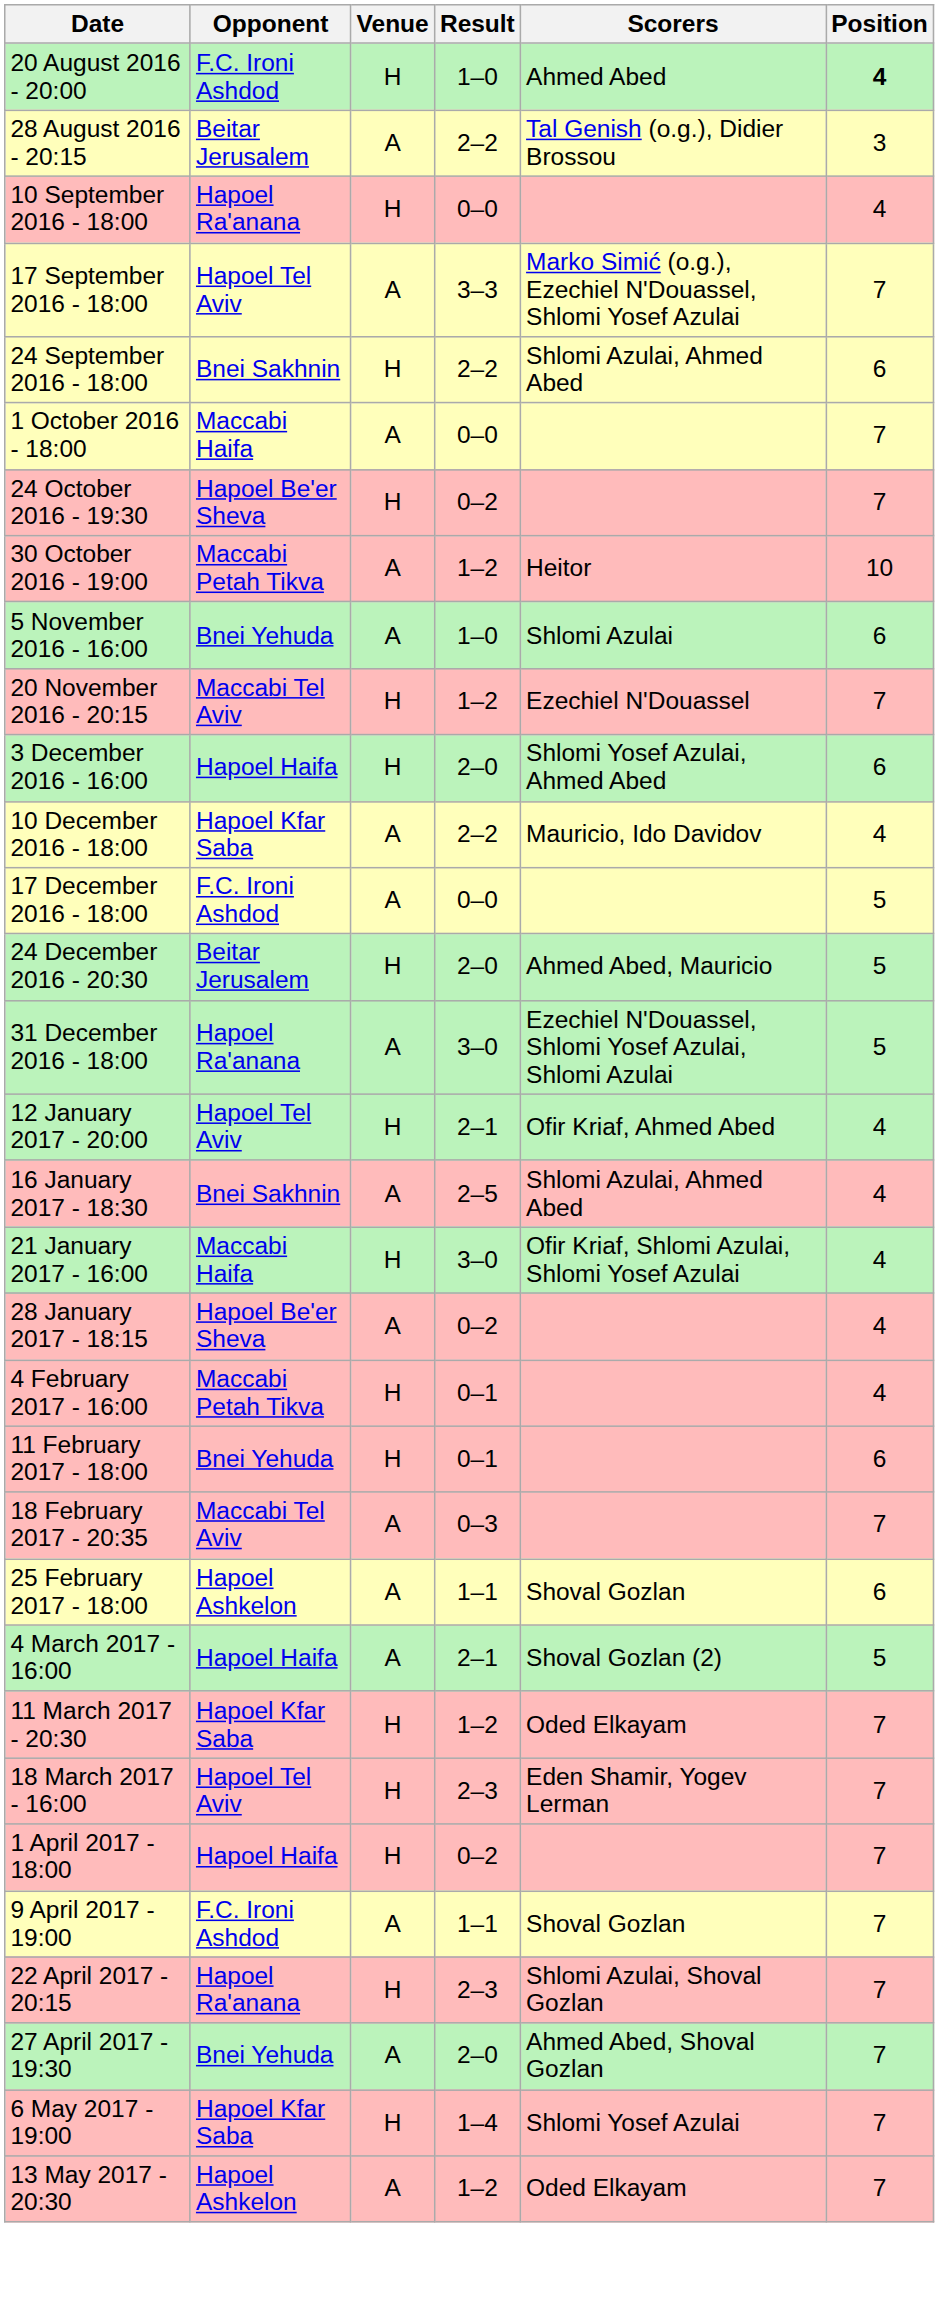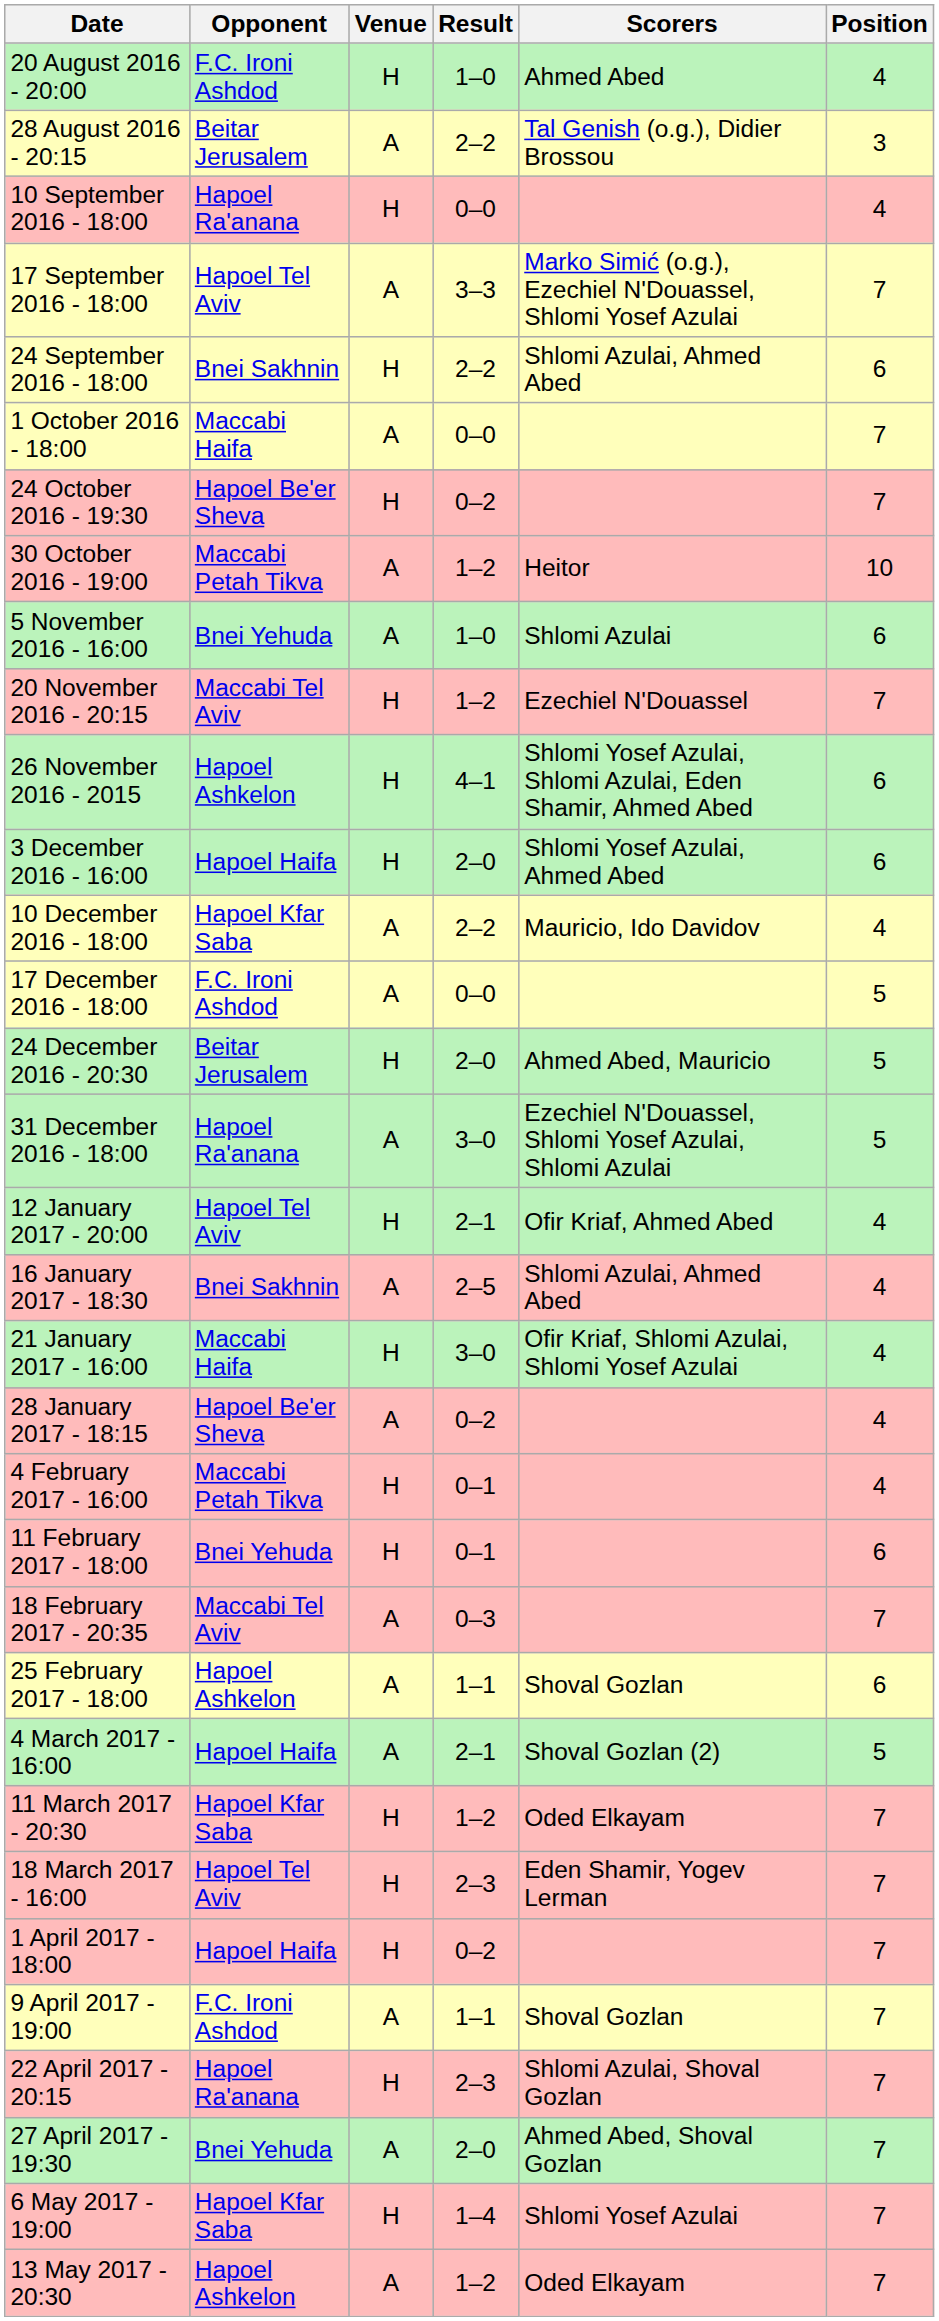(880, 76) bold -> (880, 76) normal
+ row: (84, 781)
